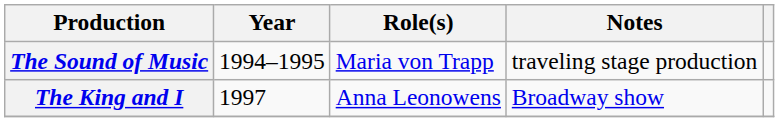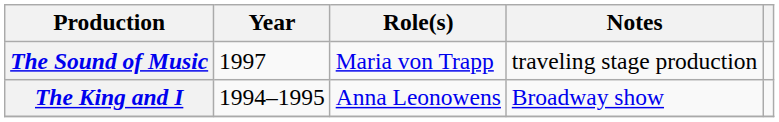(272, 60) 1994–1995 -> (243, 60) 1997
(243, 97) 1997 -> (272, 97) 1994–1995
